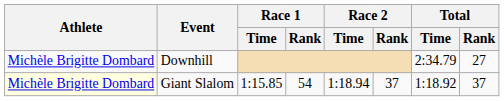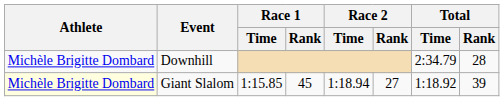(479, 61) 27 -> (479, 61) 28
(305, 84) 54 -> (305, 84) 45
(392, 84) 37 -> (392, 84) 27
(479, 84) 37 -> (479, 84) 39
